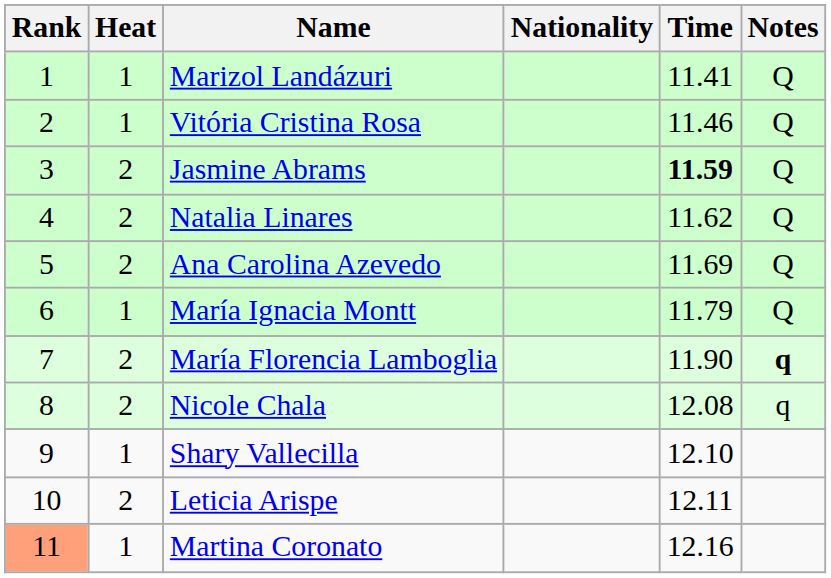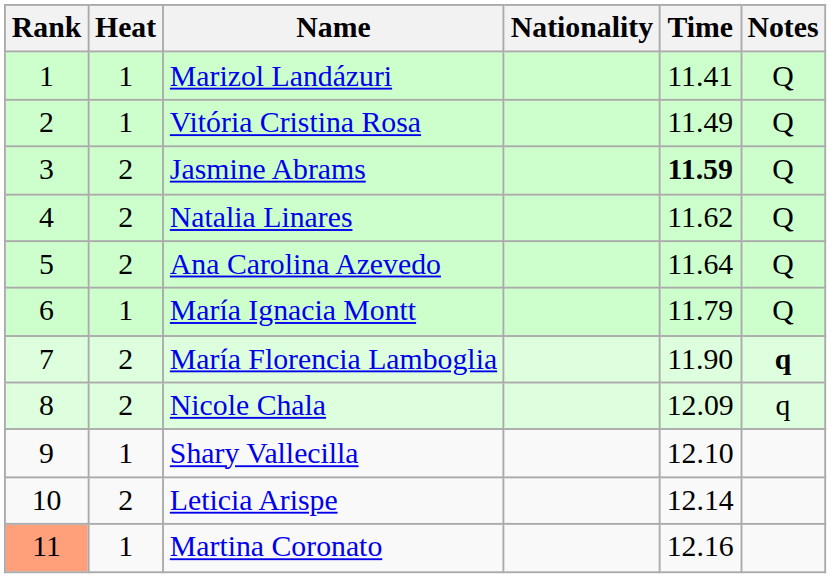(700, 122) 11.46 -> (700, 122) 11.49
(700, 264) 11.69 -> (700, 264) 11.64
(700, 405) 12.08 -> (700, 405) 12.09
(700, 500) 12.11 -> (700, 500) 12.14
